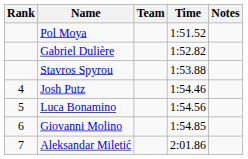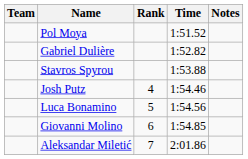columns swapped: (21, 13) <-> (151, 13)
